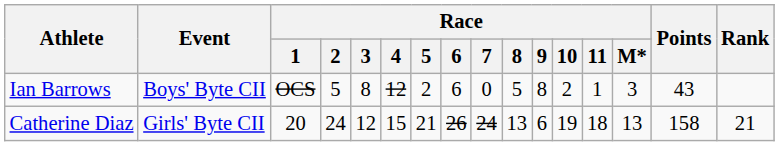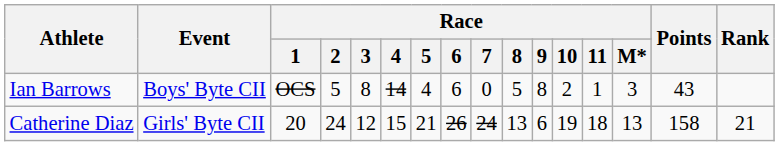(396, 89) 12 -> (396, 89) 14
(426, 89) 2 -> (426, 89) 4
